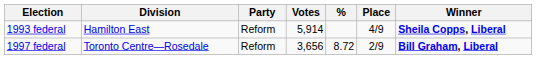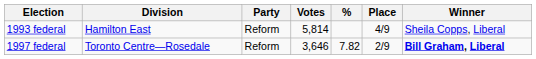(310, 29) 5,914 -> (315, 29) 5,814
(452, 29) bold -> (455, 29) normal
(310, 46) 3,656 -> (315, 46) 3,646
(344, 46) 8.72 -> (350, 46) 7.82
